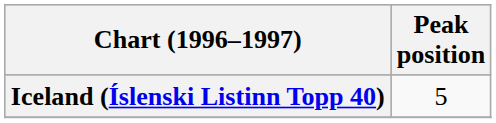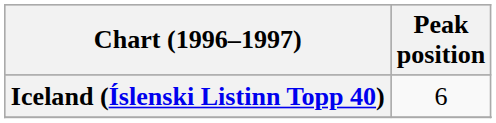(441, 95) 5 -> (441, 95) 6
